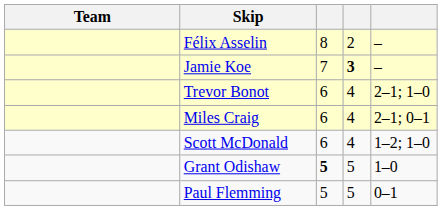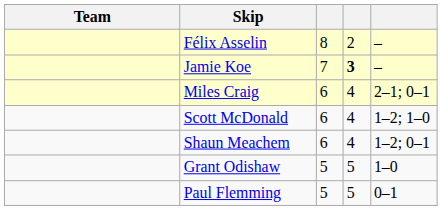- row: (226, 92)
+ row: (237, 142)
(324, 167) bold -> (324, 167) normal
